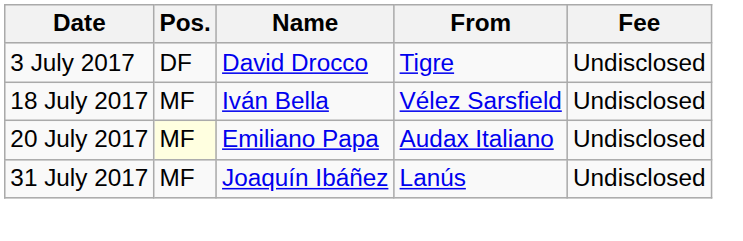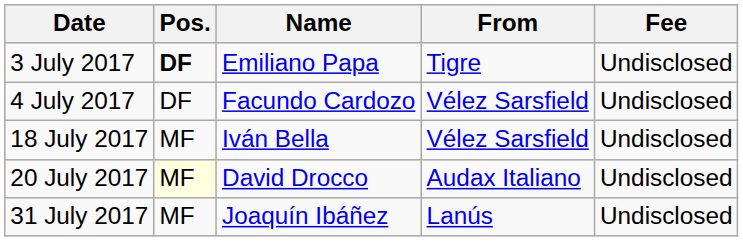(176, 62) normal -> (176, 62) bold
(295, 62) David Drocco -> (300, 62) Emiliano Papa
+ row: (73, 100)
(300, 139) Emiliano Papa -> (295, 178) David Drocco
